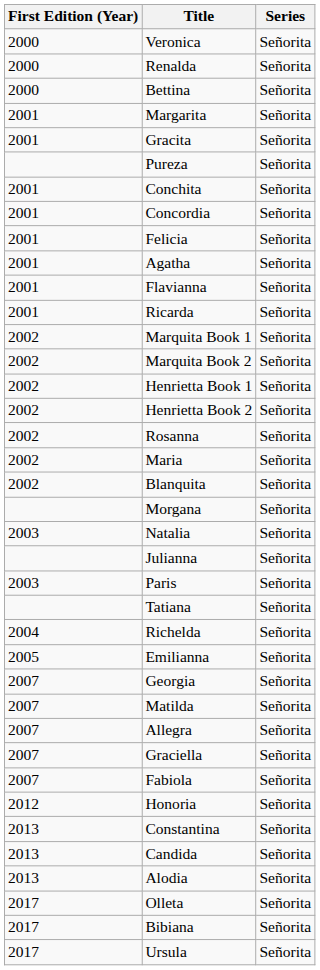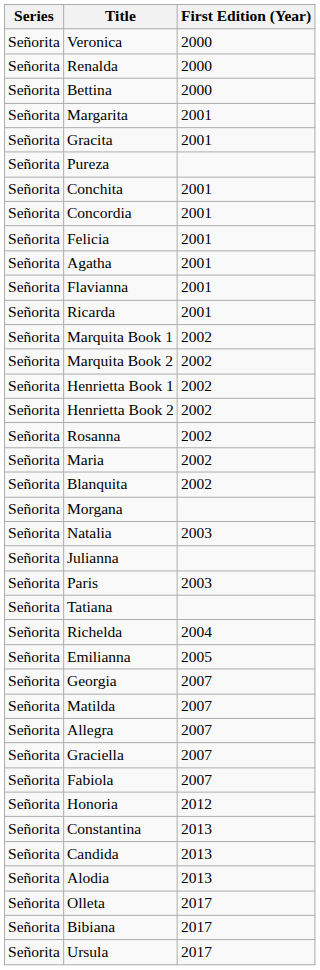columns swapped: (73, 16) <-> (285, 16)
